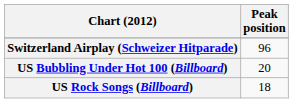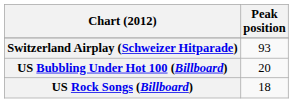(264, 48) 96 -> (264, 48) 93
